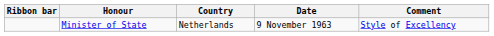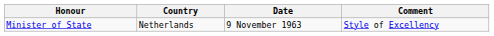- column: (32, 11)
